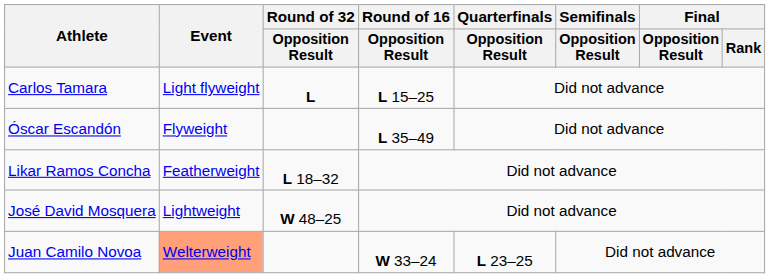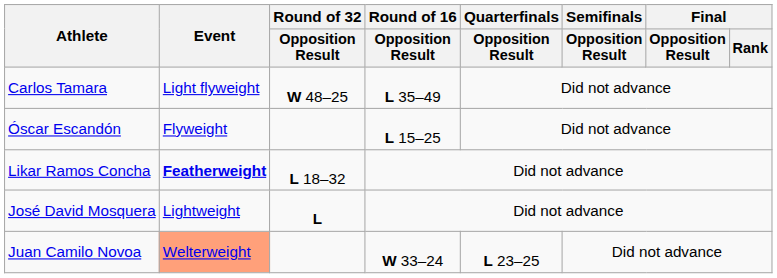(311, 97) L -> (317, 97) W 48–25
(406, 97) L 15–25 -> (413, 97) L 35–49
(406, 138) L 35–49 -> (413, 138) L 15–25
(211, 170) normal -> (215, 170) bold
(311, 220) W 48–25 -> (317, 220) L
